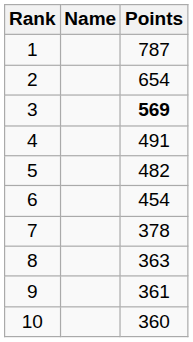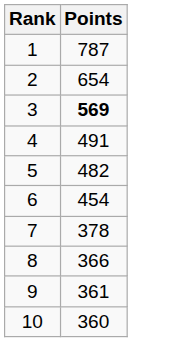- column: (90, 19)
(154, 261) 363 -> (93, 261) 366
